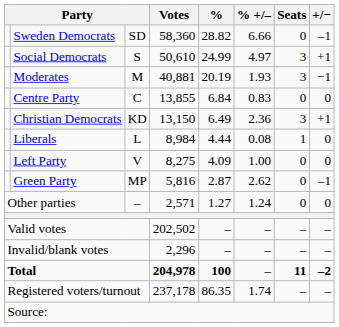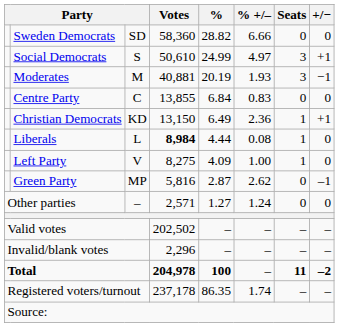(324, 35) –1 -> (328, 35) 0
(303, 118) 3 -> (303, 118) 1
(181, 139) normal -> (181, 139) bold
(303, 160) 0 -> (303, 160) 1
